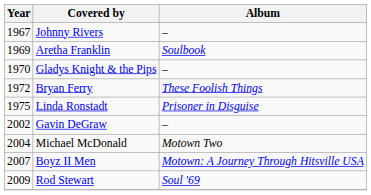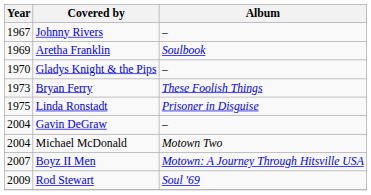(19, 87) 1972 -> (19, 87) 1973
(19, 124) 2002 -> (19, 124) 2004
